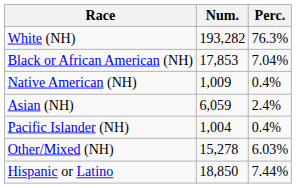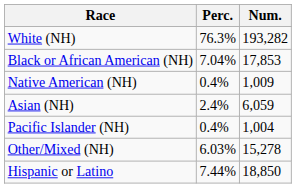columns swapped: (222, 15) <-> (270, 15)
